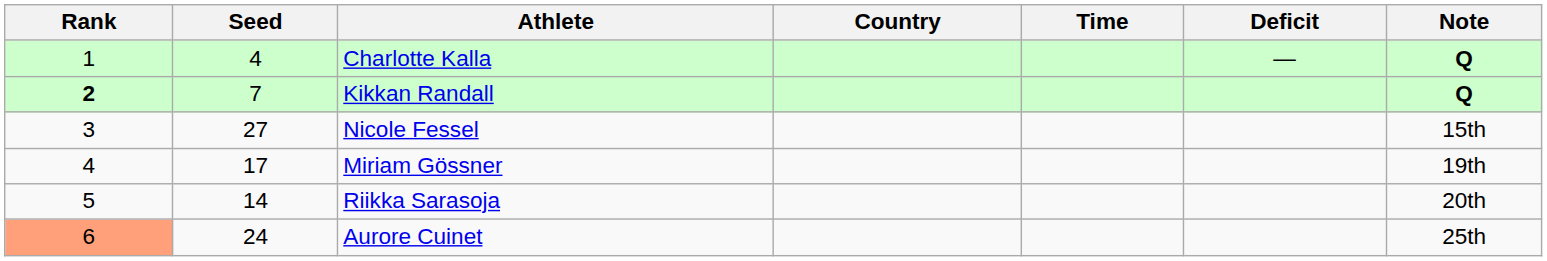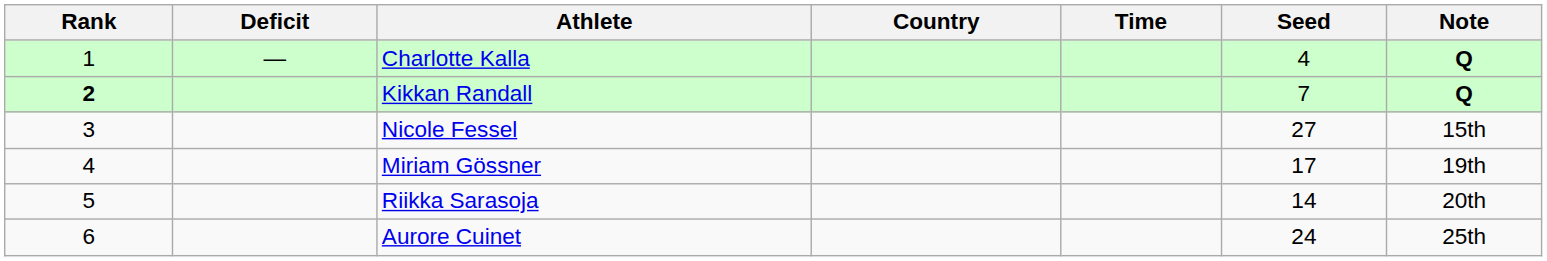columns swapped: (256, 22) <-> (1285, 22)
(89, 237) lightsalmon background -> (89, 237) no background
